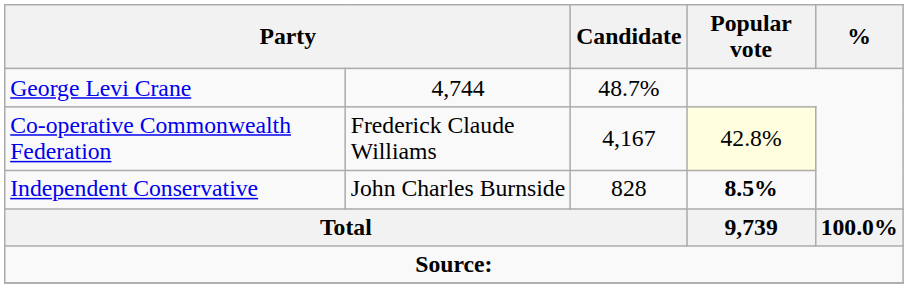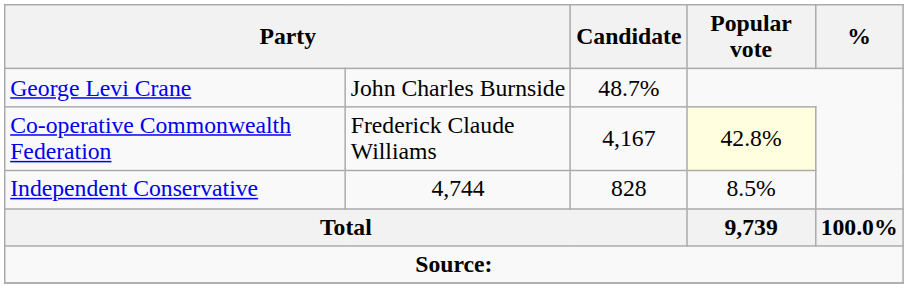(458, 87) 4,744 -> (458, 87) John Charles Burnside
(458, 189) John Charles Burnside -> (458, 189) 4,744
(751, 189) bold -> (751, 189) normal
